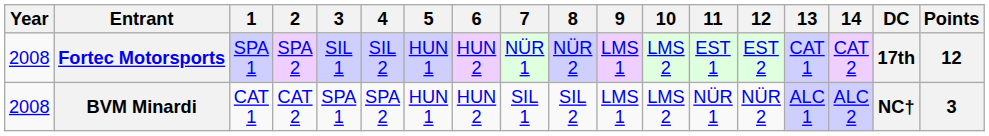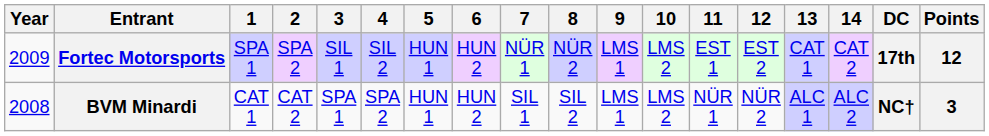(29, 57) 2008 -> (29, 57) 2009
